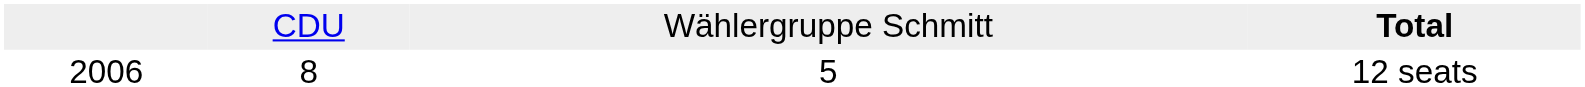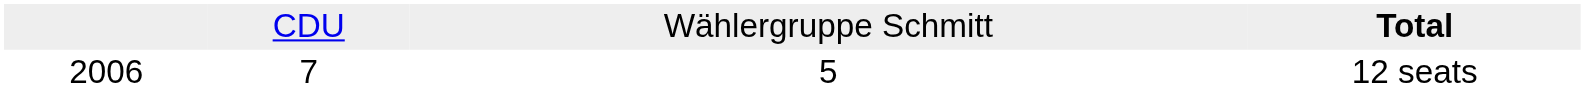(309, 72) 8 -> (309, 72) 7
